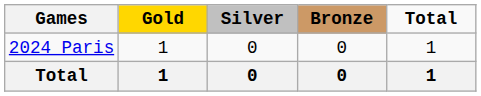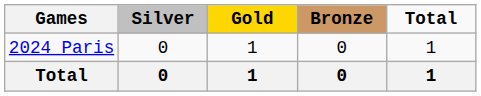columns swapped: (163, 19) <-> (252, 19)
